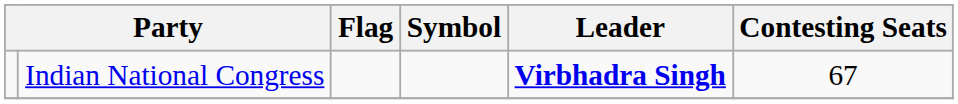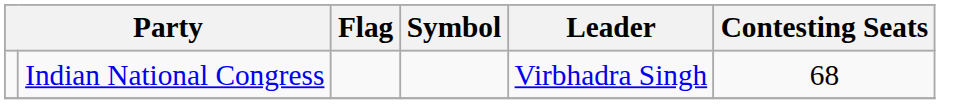(620, 74) bold -> (611, 74) normal
(843, 74) 67 -> (824, 74) 68
